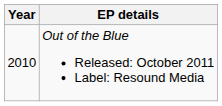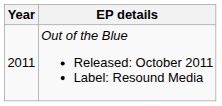(22, 62) 2010 -> (21, 62) 2011
